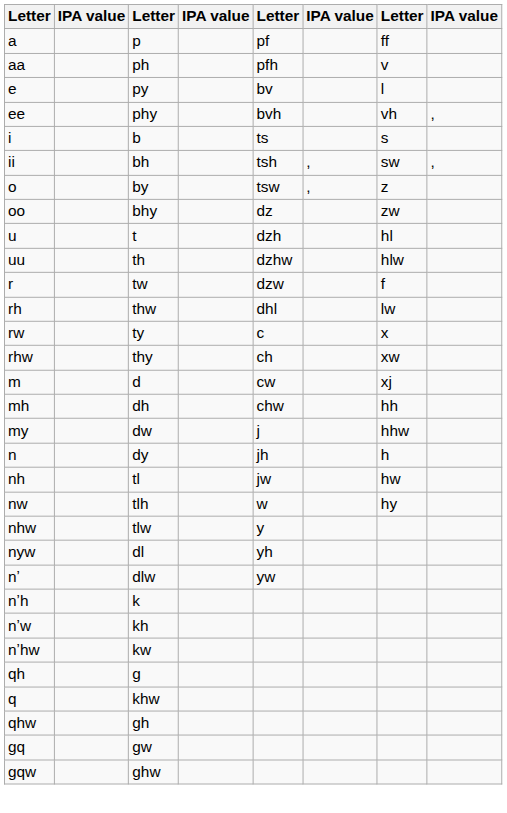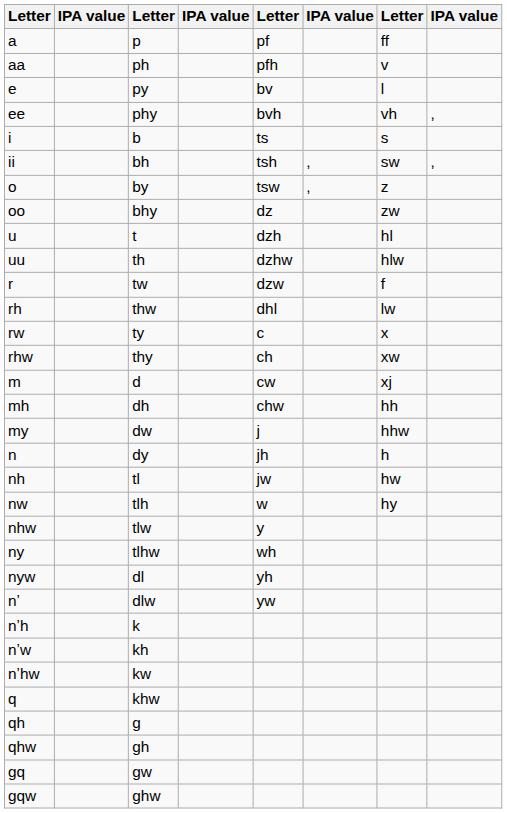+ row: (16, 552)
rows swapped: (12, 698) <-> (17, 674)
